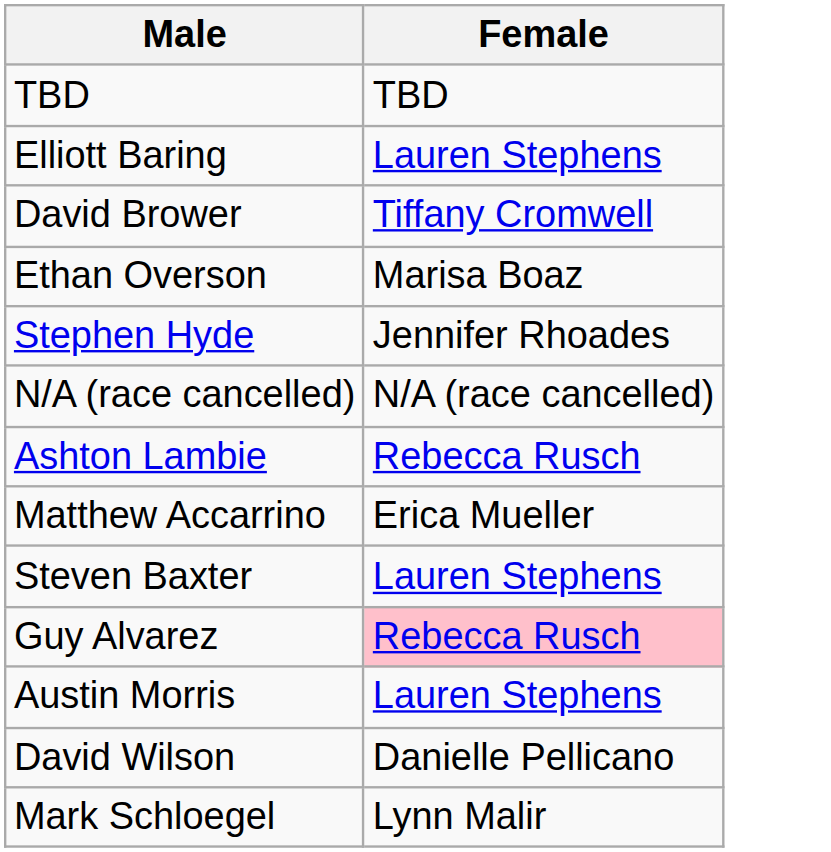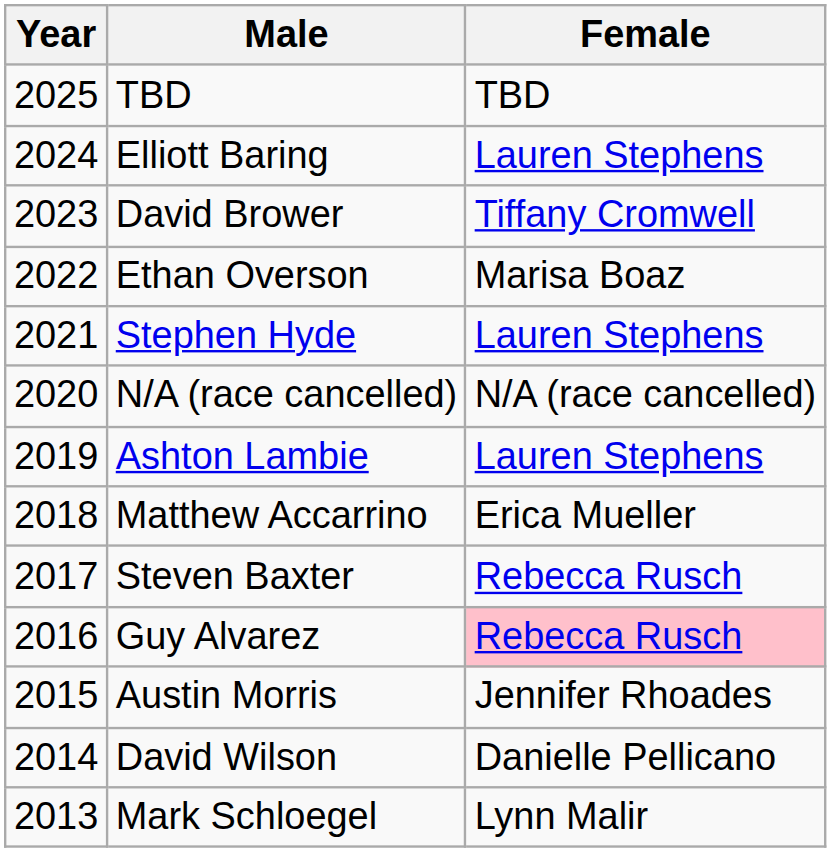+ column: (56, 34)
(521, 335) Jennifer Rhoades -> (619, 335) Lauren Stephens
(507, 455) Rebecca Rusch -> (619, 455) Lauren Stephens
(517, 575) Lauren Stephens -> (609, 575) Rebecca Rusch
(517, 696) Lauren Stephens -> (623, 696) Jennifer Rhoades
